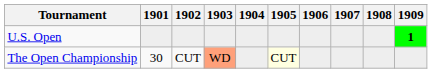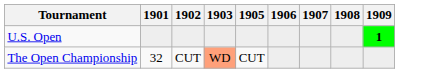- column: (252, 15)
(156, 57) 30 -> (156, 57) 32
(283, 57) lightyellow background -> (252, 57) no background
